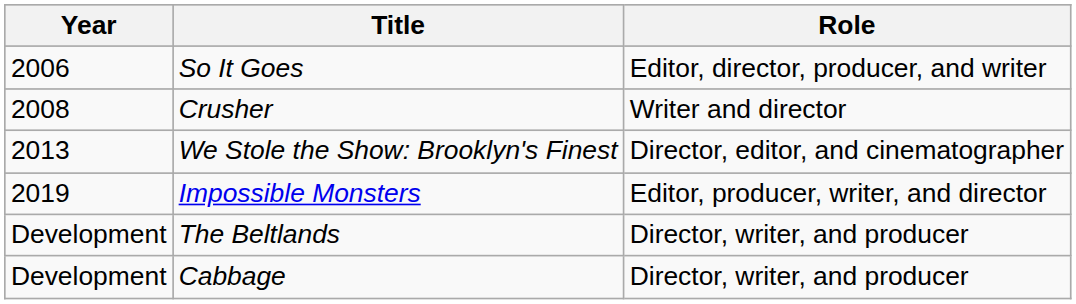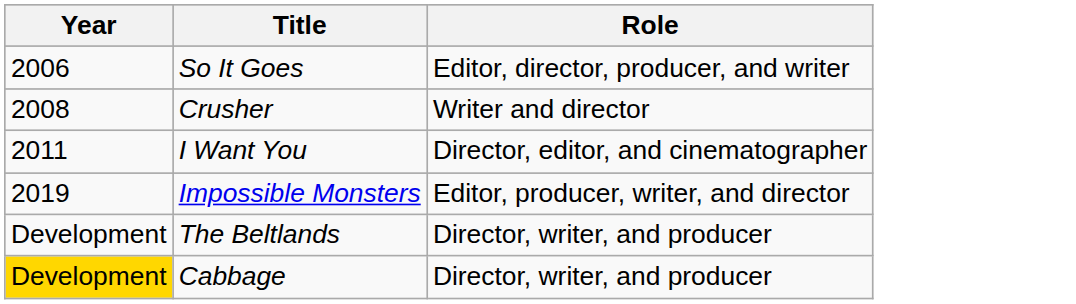+ row: (243, 151)
- row: (398, 151)
(89, 276) no background -> (89, 276) gold background
